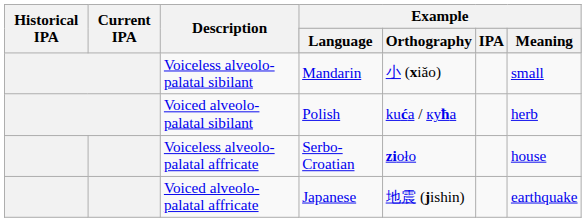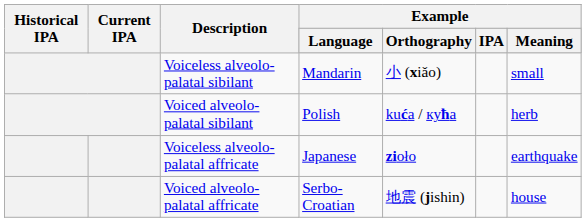(328, 155) Serbo-Croatian -> (329, 155) Japanese
(529, 155) house -> (544, 155) earthquake
(329, 196) Japanese -> (328, 196) Serbo-Croatian
(544, 196) earthquake -> (529, 196) house
